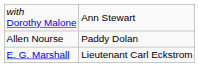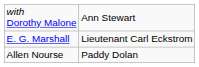rows swapped: (38, 54) <-> (35, 39)
